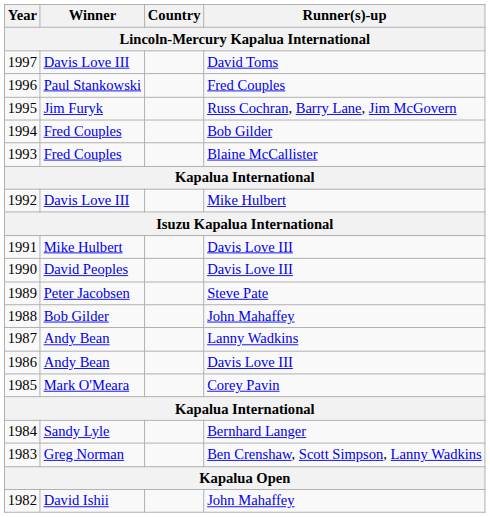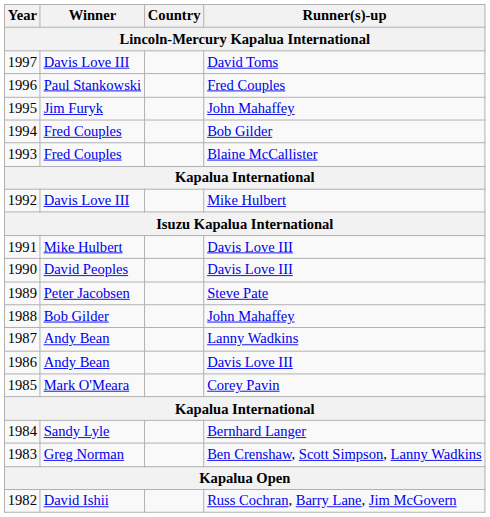(332, 108) Russ Cochran, Barry Lane, Jim McGovern -> (251, 108) John Mahaffey
(251, 500) John Mahaffey -> (332, 500) Russ Cochran, Barry Lane, Jim McGovern
